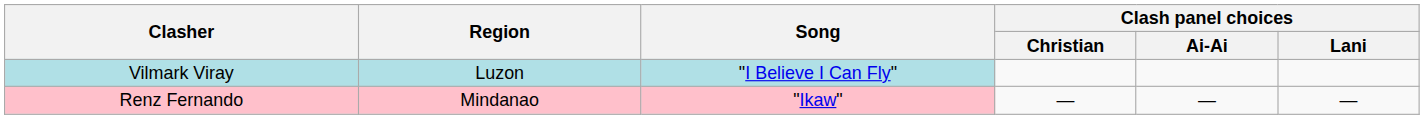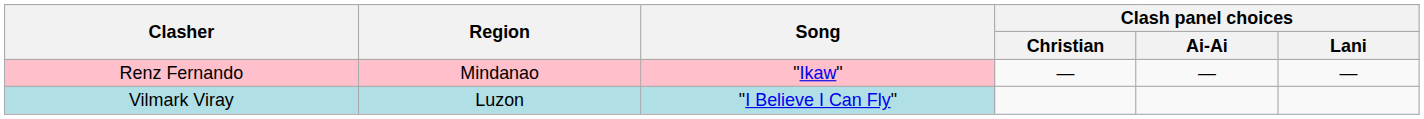rows swapped: (181, 100) <-> (181, 73)
